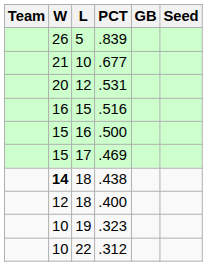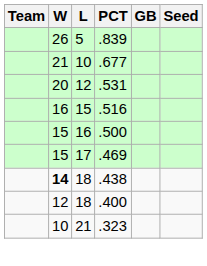(83, 226) 19 -> (83, 226) 21
- row: (113, 249)
